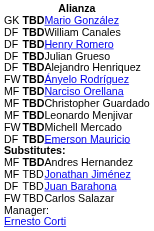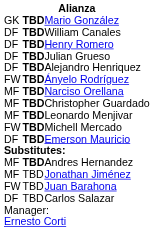(11, 186) DF -> (12, 186) FW
(12, 198) FW -> (11, 198) DF
